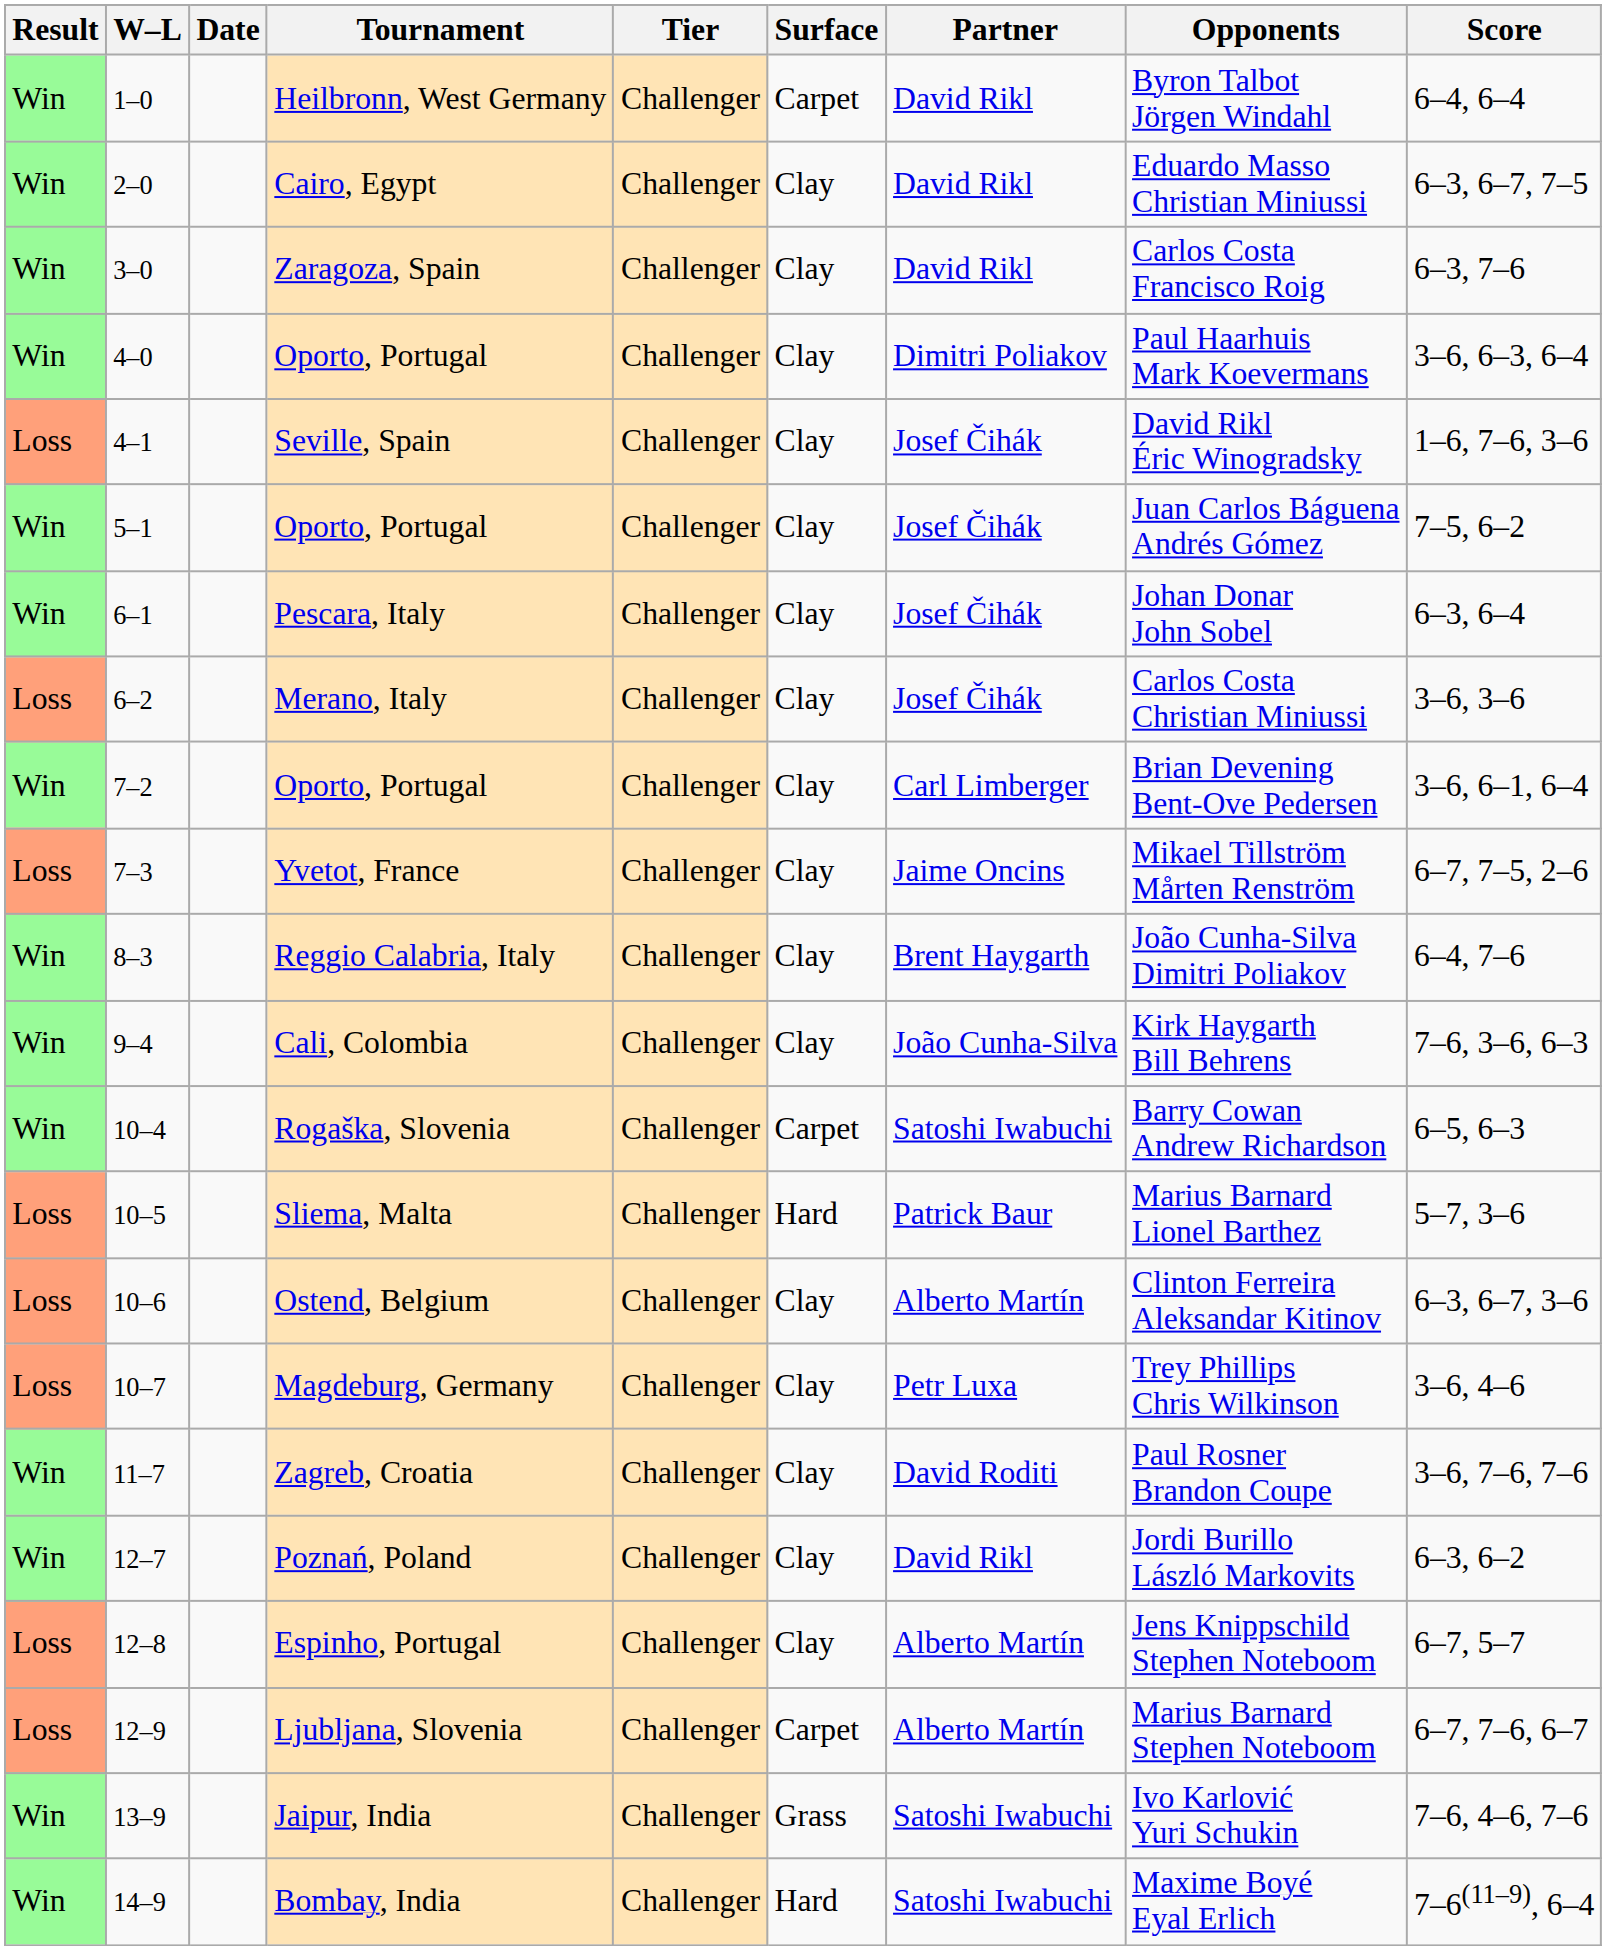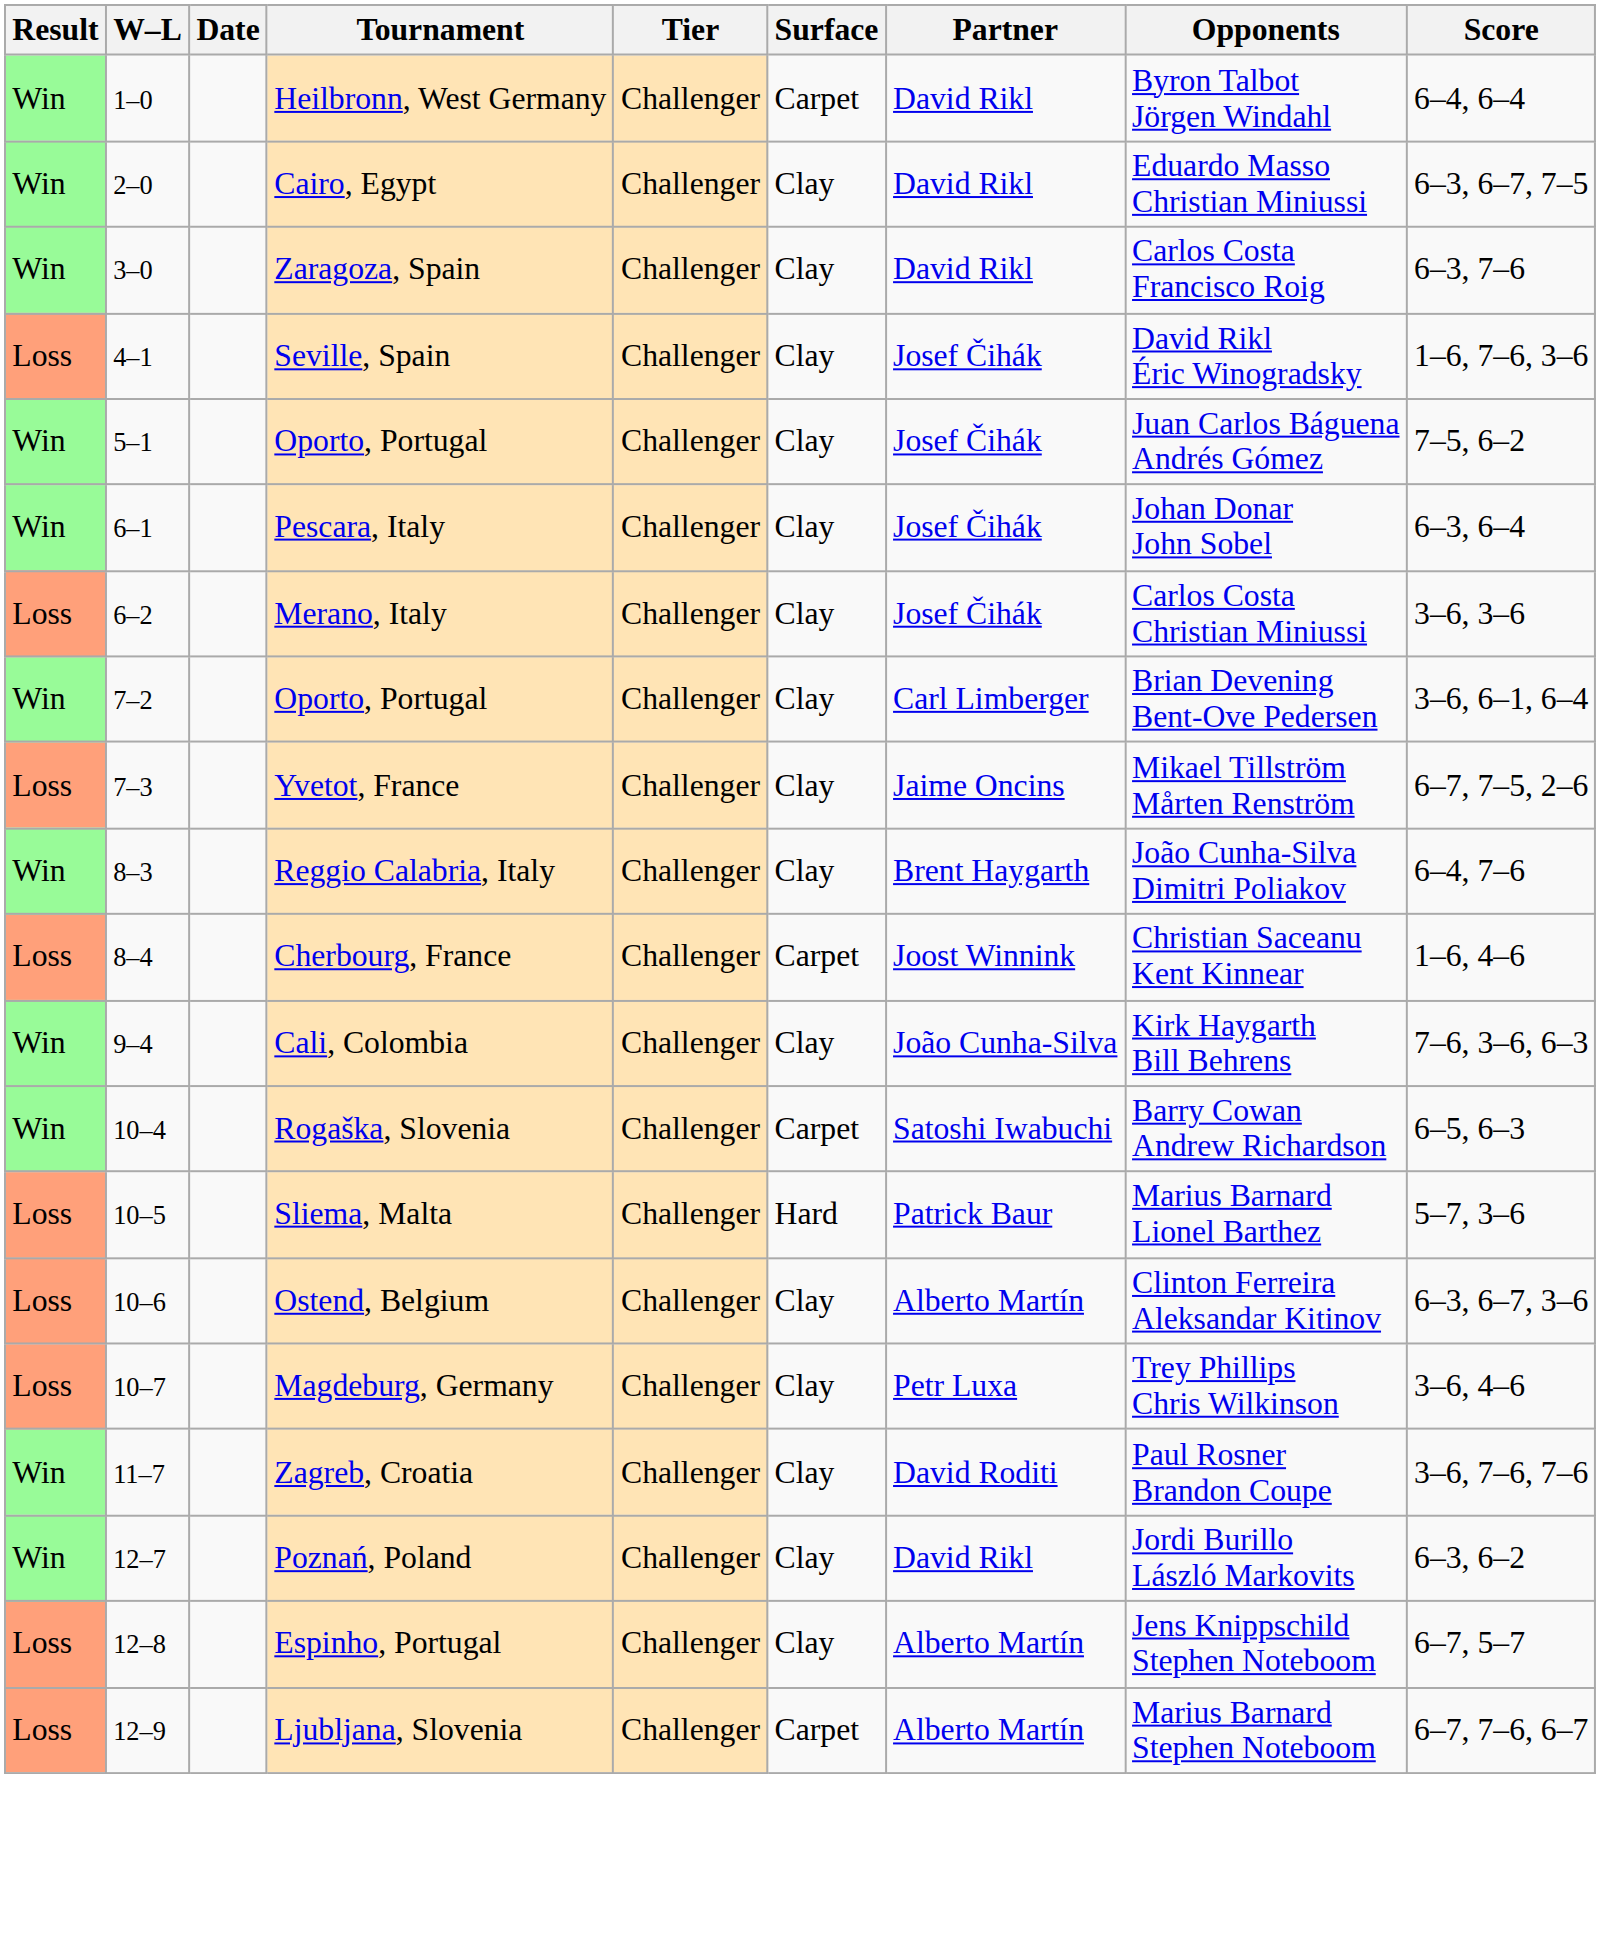- row: (133, 357)
+ row: (133, 958)
- row: (140, 1817)
- row: (140, 1903)
